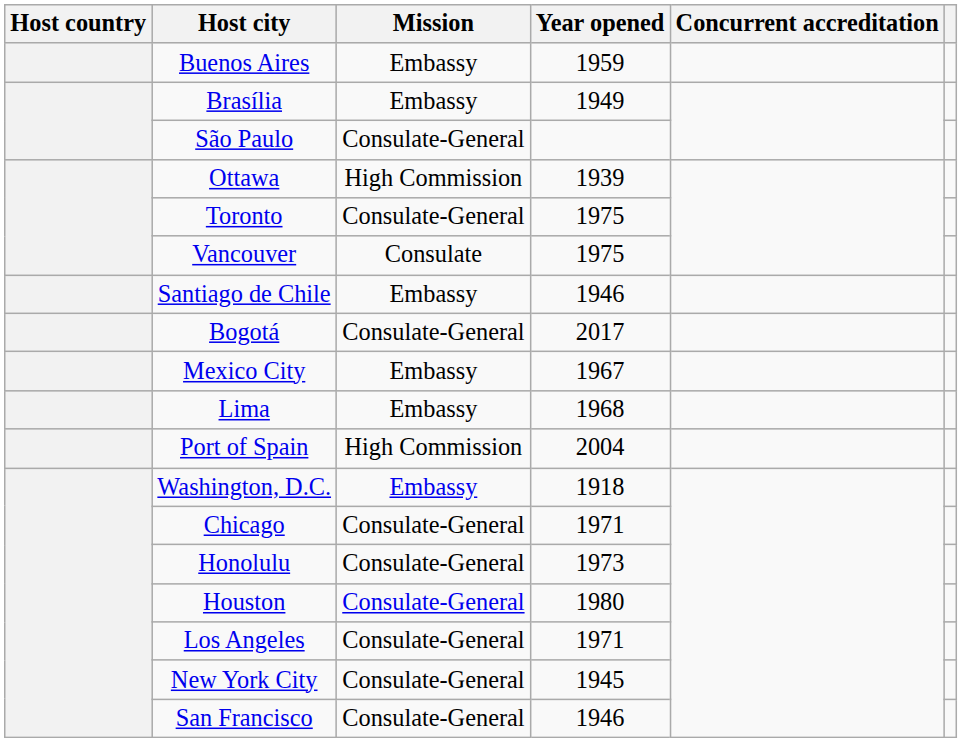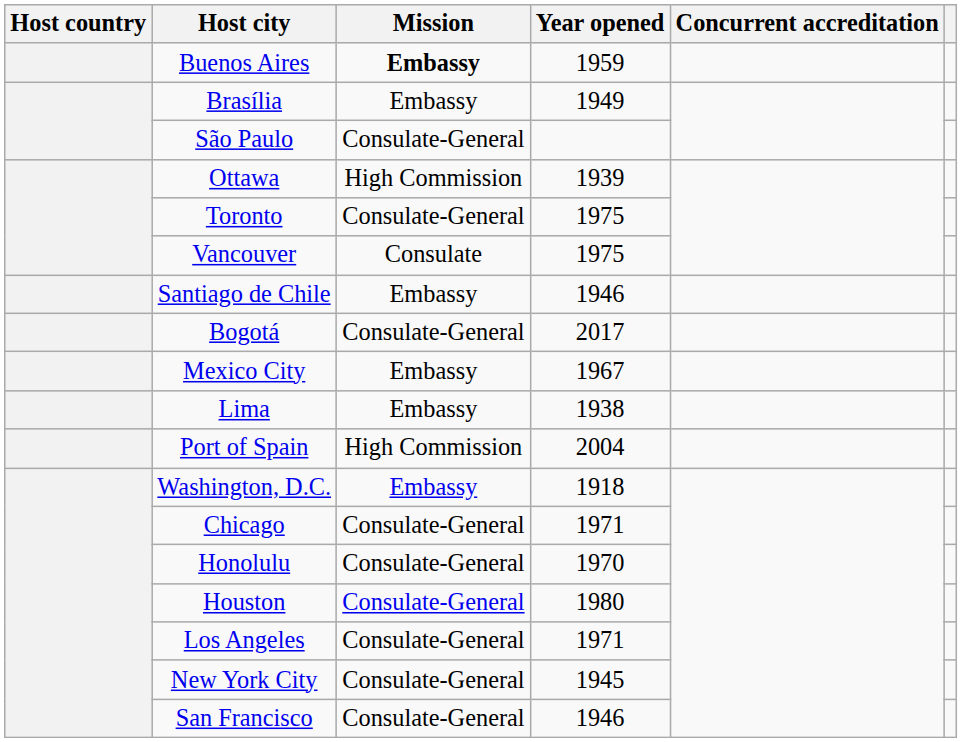(433, 62) normal -> (433, 62) bold
(600, 409) 1968 -> (600, 409) 1938
(600, 563) 1973 -> (600, 563) 1970
